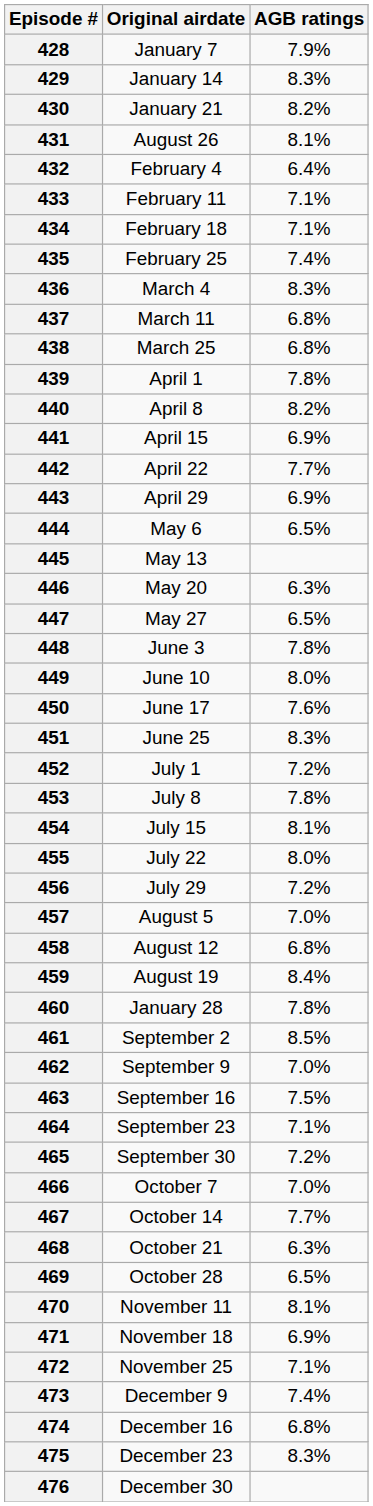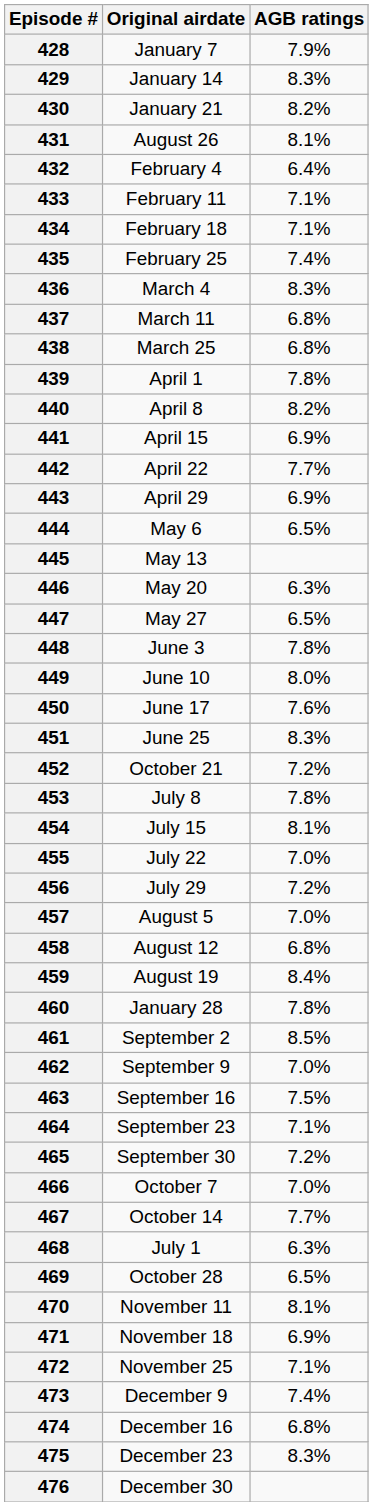(176, 768) July 1 -> (176, 768) October 21
(309, 857) 8.0% -> (309, 857) 7.0%
(176, 1247) October 21 -> (176, 1247) July 1
